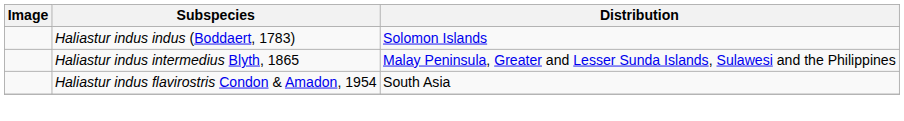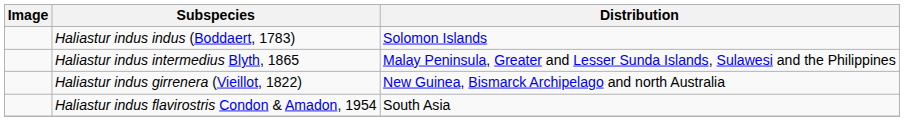+ row: (178, 82)
